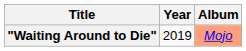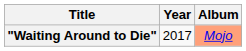(177, 35) 2019 -> (177, 35) 2017
